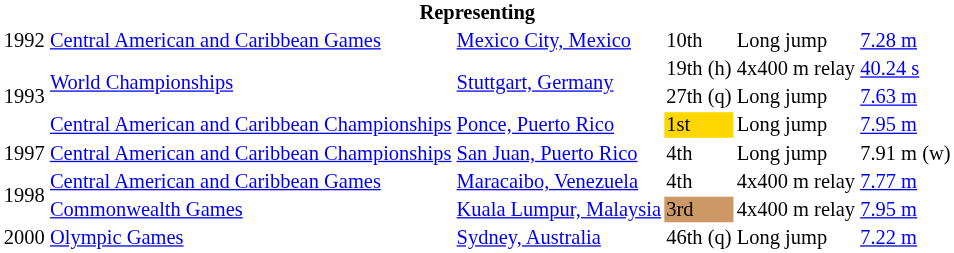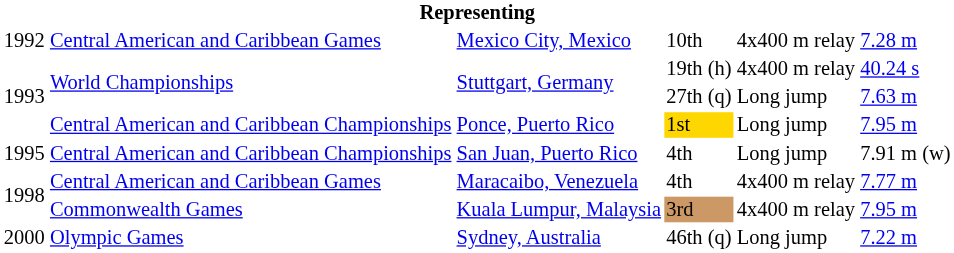(782, 40) Long jump -> (796, 40) 4x400 m relay
(24, 153) 1997 -> (24, 153) 1995
